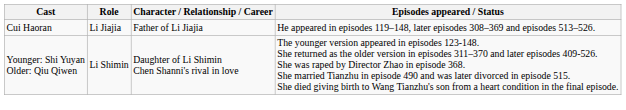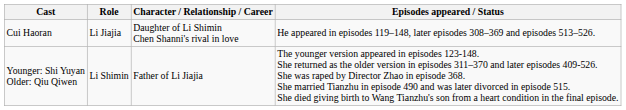(168, 27) Father of Li Jiajia -> (186, 33) Daughter of Li Shimin Chen Shanni's rival in love
(186, 65) Daughter of Li Shimin Chen Shanni's rival in love -> (168, 76) Father of Li Jiajia
